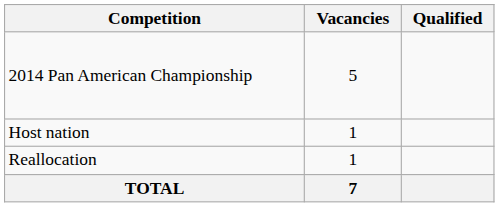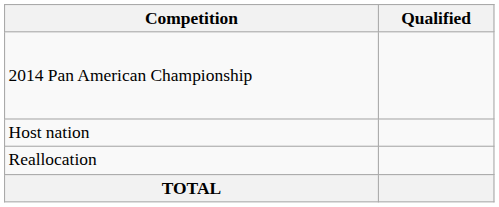- column: (353, 18)
